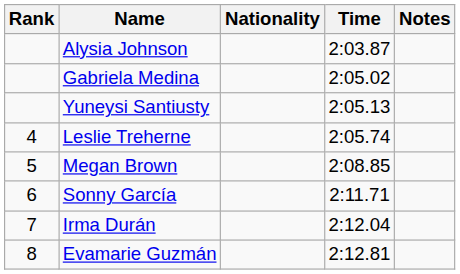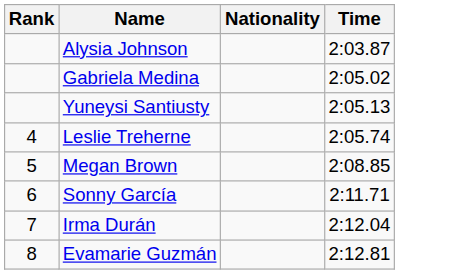- column: (425, 19)
